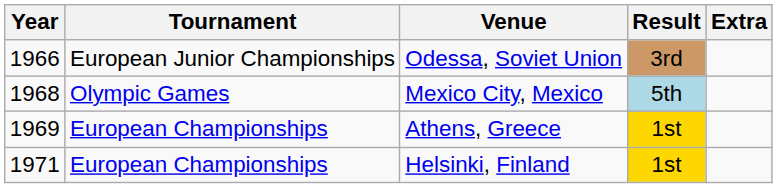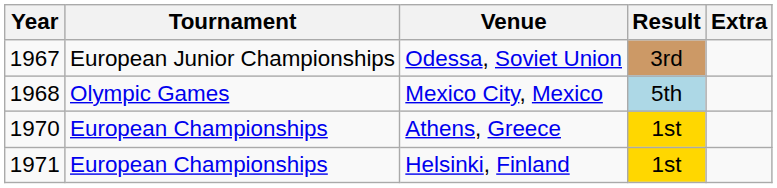(35, 57) 1966 -> (35, 57) 1967
(35, 128) 1969 -> (35, 128) 1970
